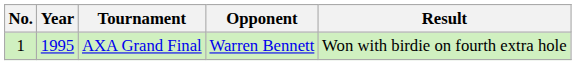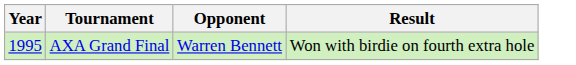- column: (21, 18)
